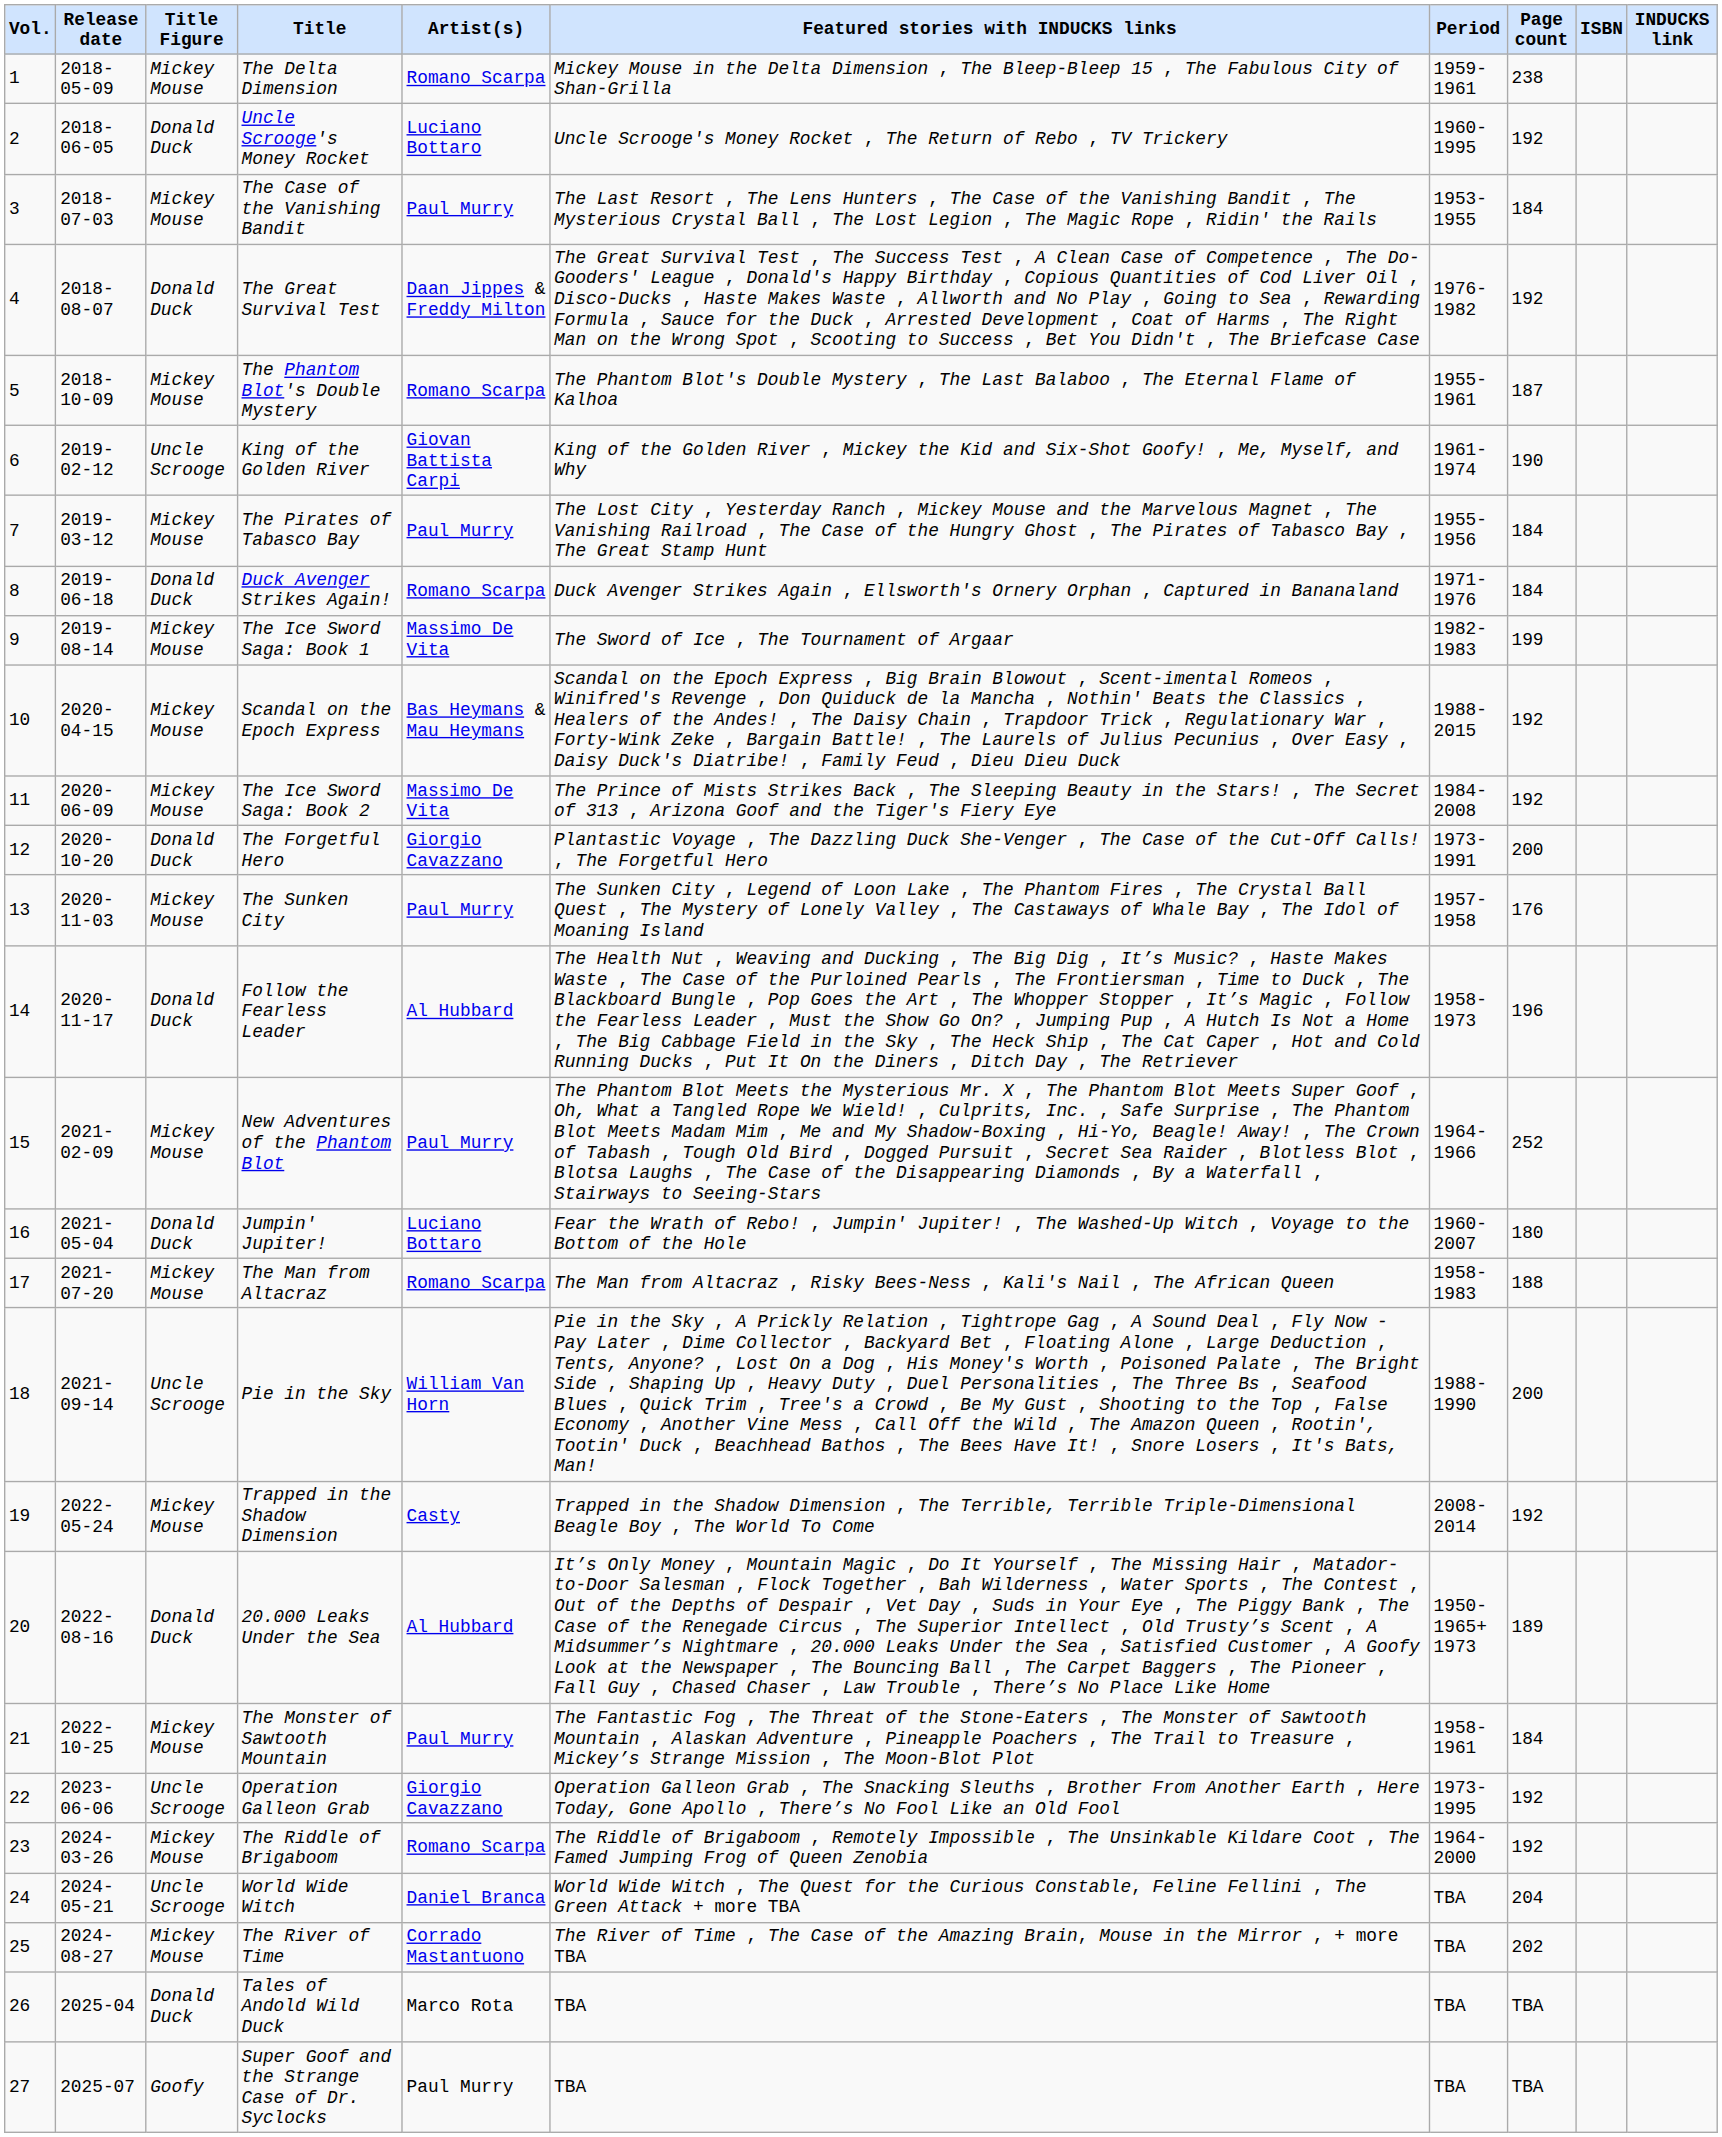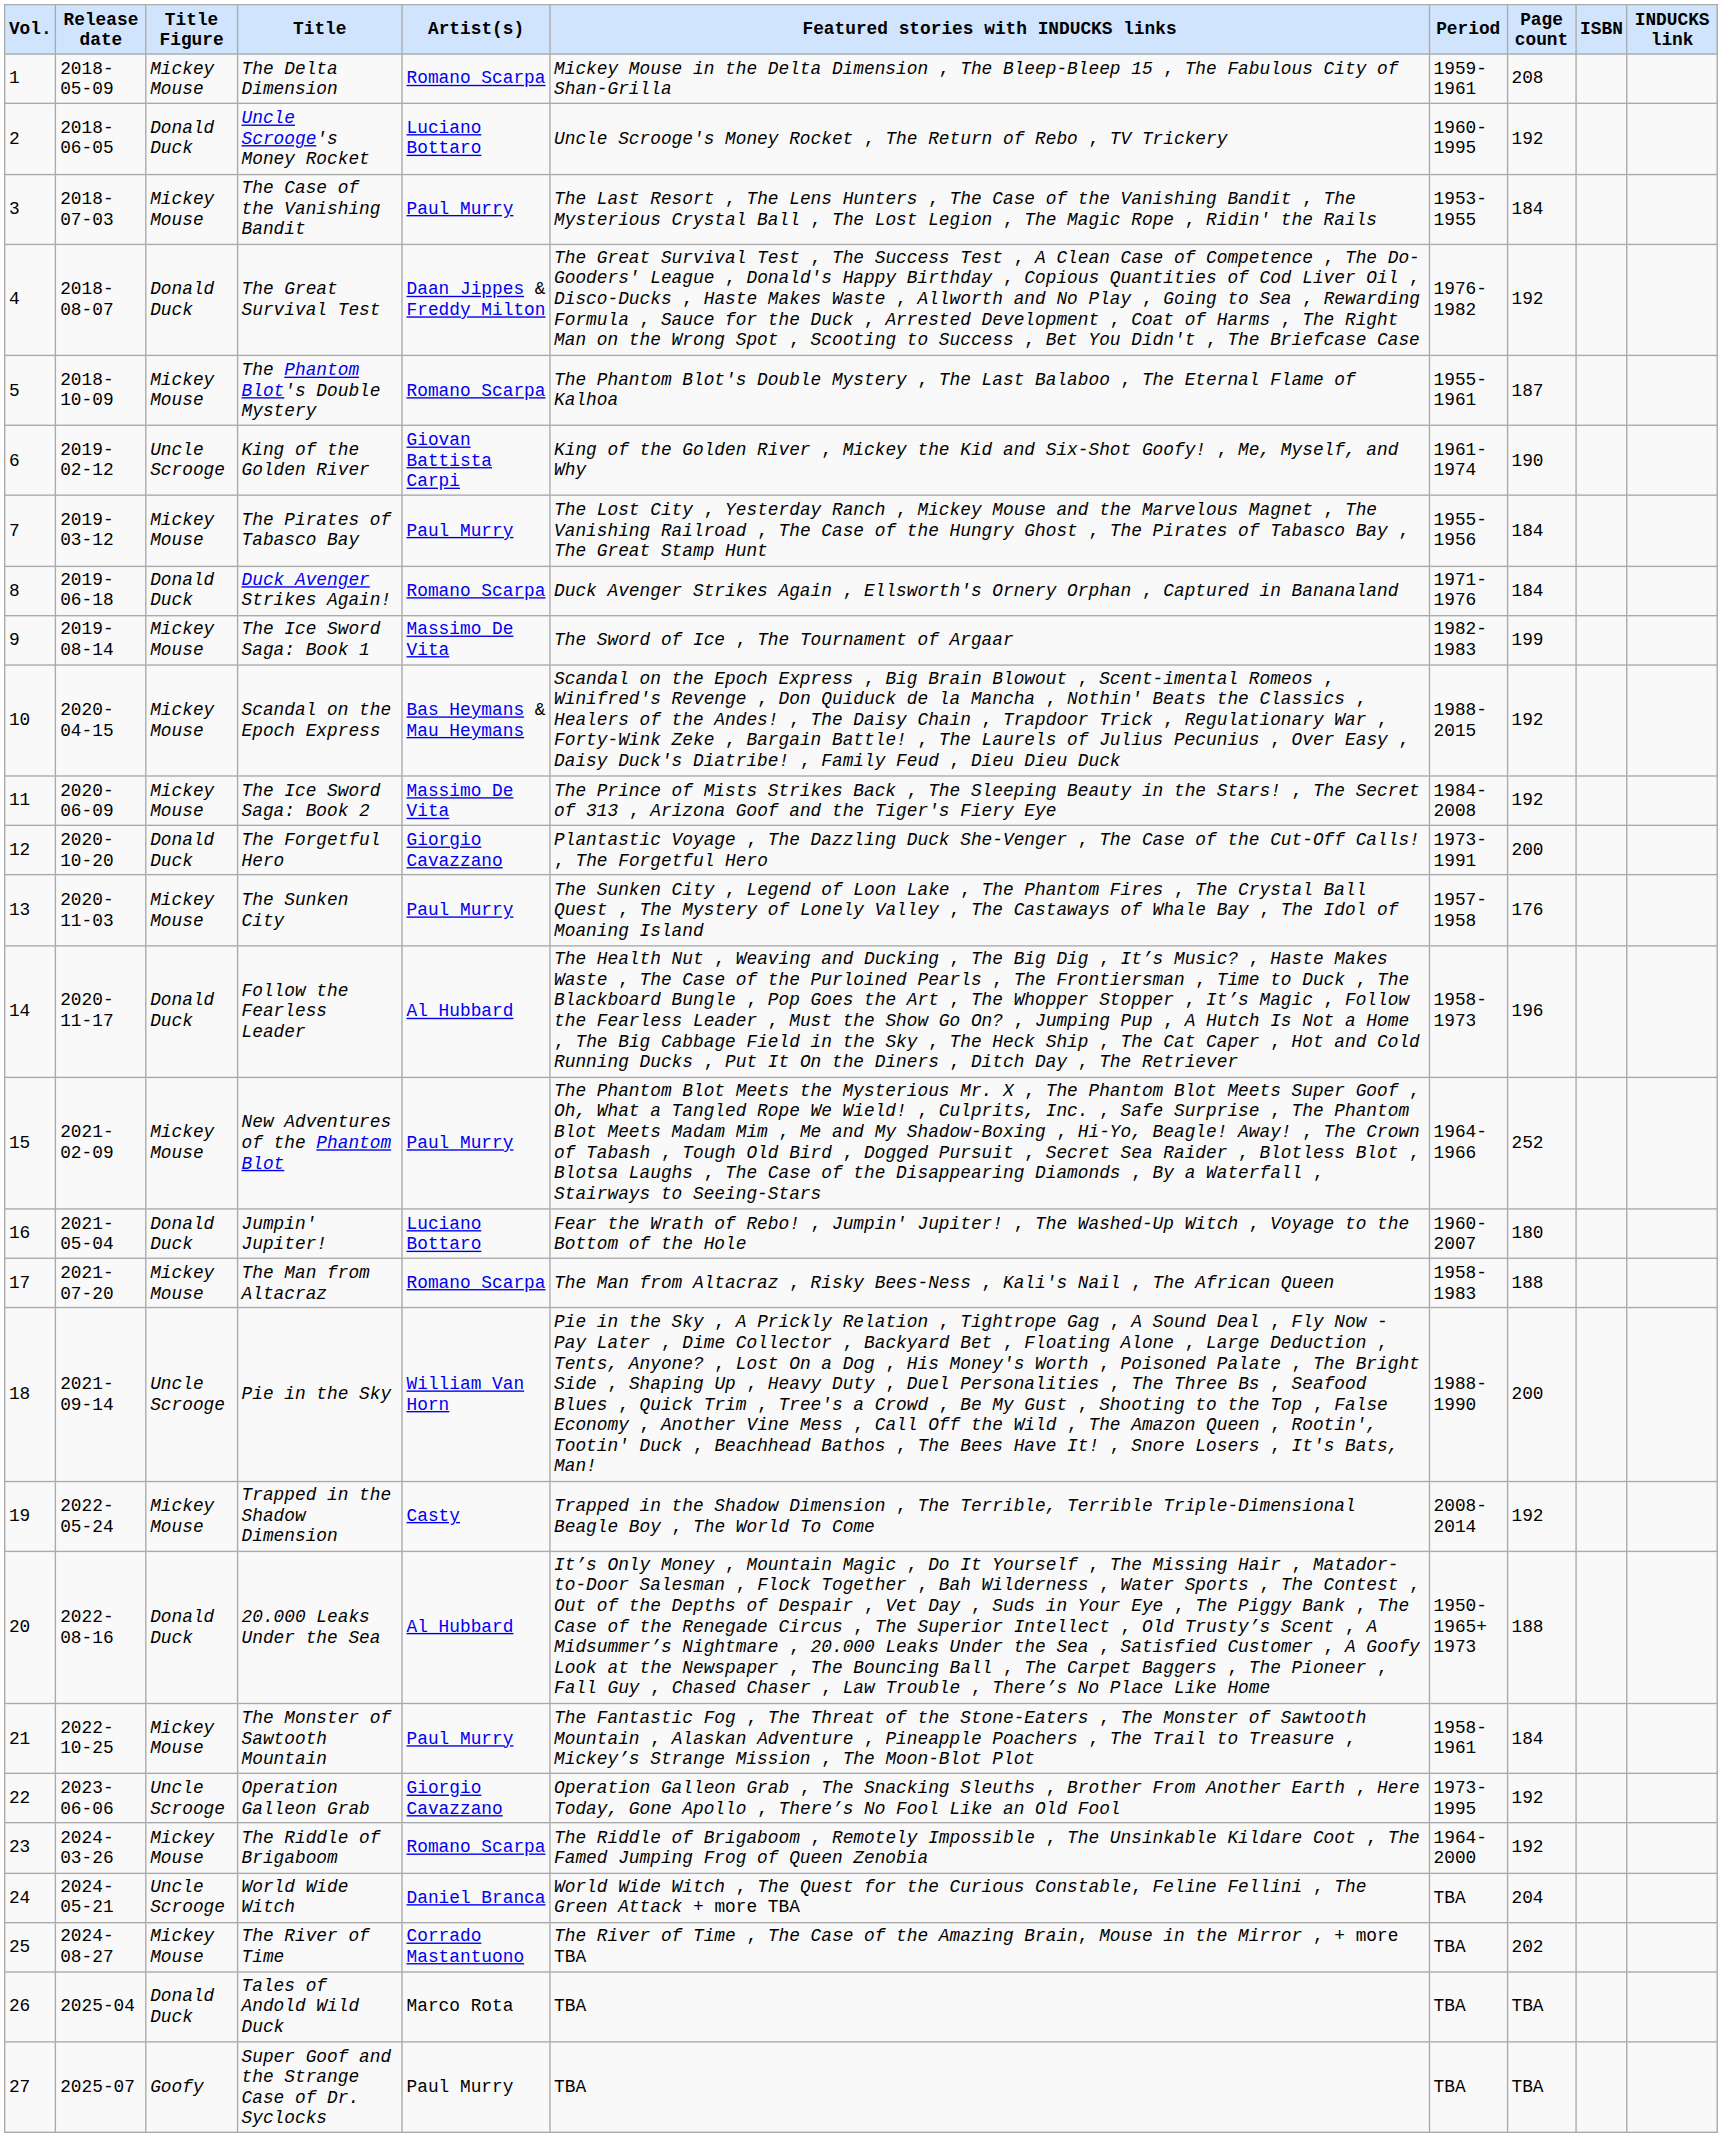(1528, 79) 238 -> (1528, 79) 208
(1528, 1627) 189 -> (1528, 1627) 188
